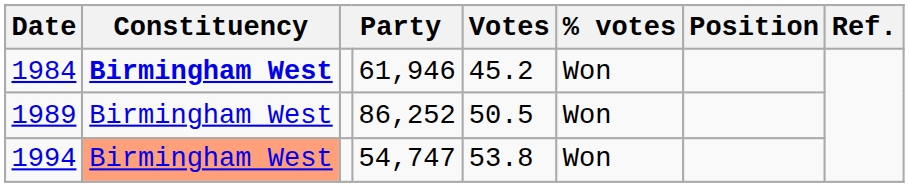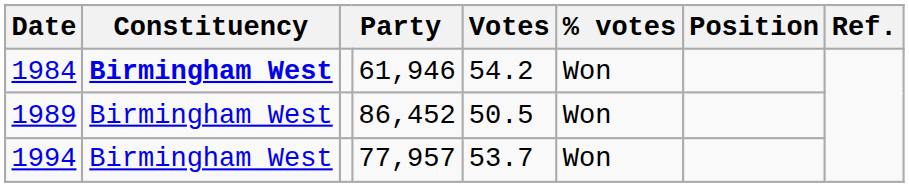(501, 71) 45.2 -> (501, 71) 54.2
(407, 115) 86,252 -> (407, 115) 86,452
(211, 159) lightsalmon background -> (211, 159) no background
(407, 159) 54,747 -> (407, 159) 77,957
(501, 159) 53.8 -> (501, 159) 53.7
